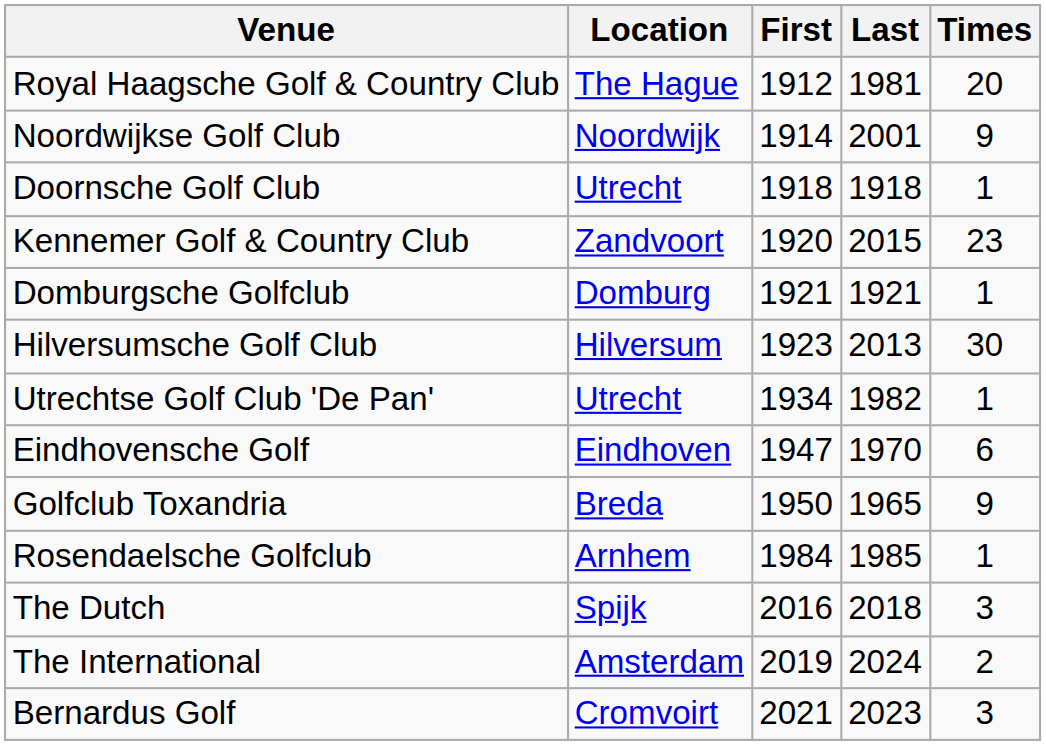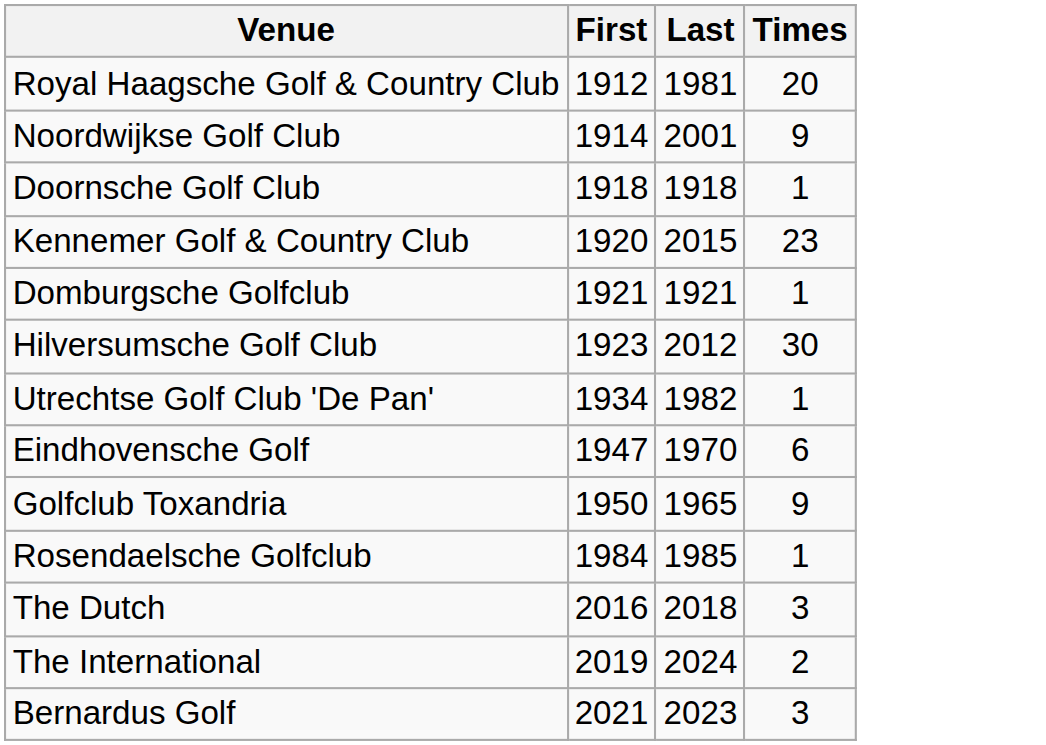- column: (659, 30)
(885, 345) 2013 -> (700, 345) 2012
